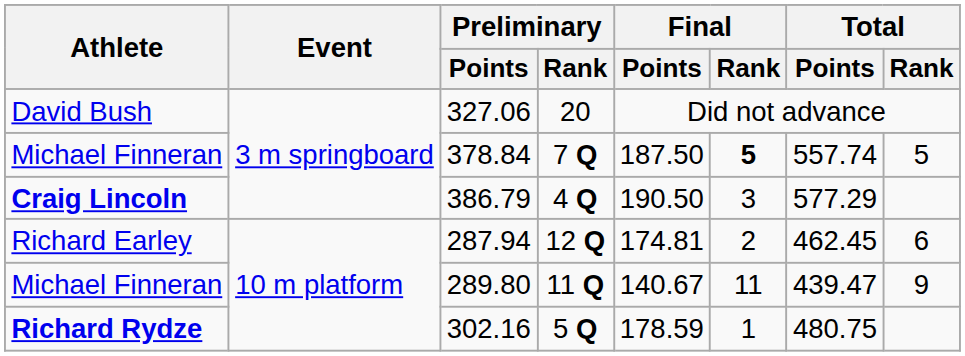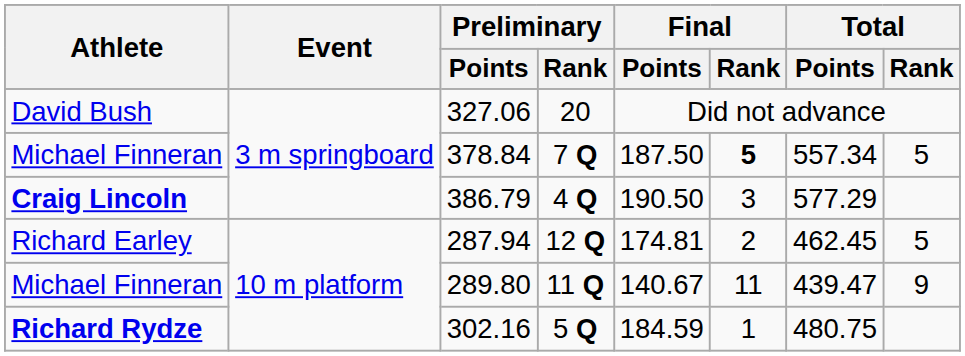(835, 155) 557.74 -> (835, 155) 557.34
(922, 242) 6 -> (922, 242) 5
(662, 329) 178.59 -> (662, 329) 184.59
